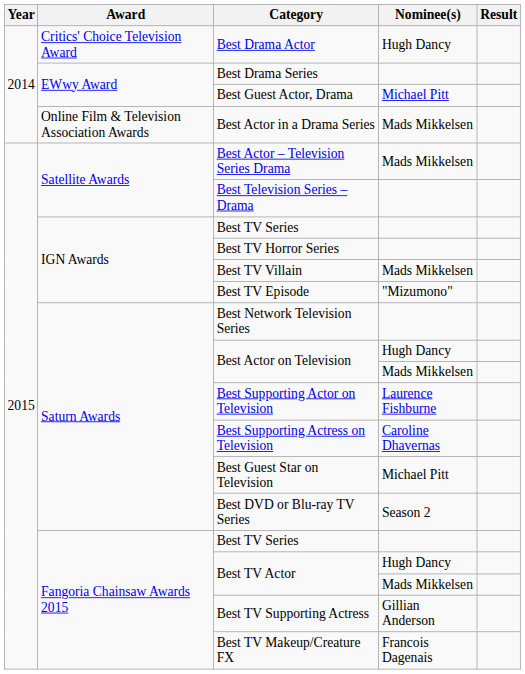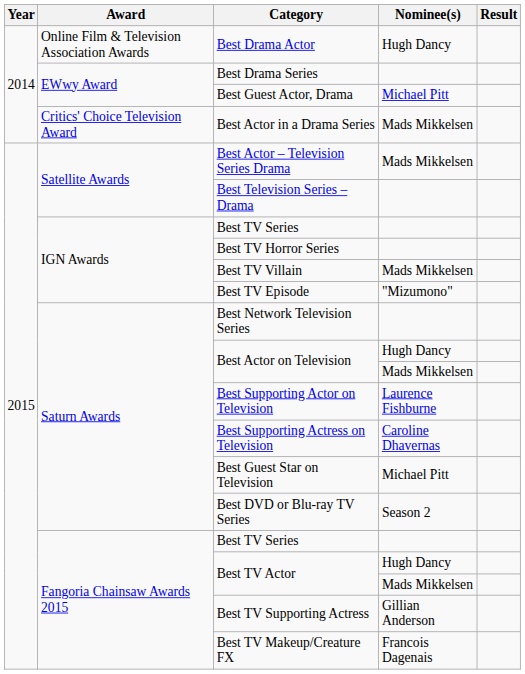(111, 44) Critics' Choice Television Award -> (111, 44) Online Film & Television Association Awards
(111, 124) Online Film & Television Association Awards -> (111, 124) Critics' Choice Television Award
